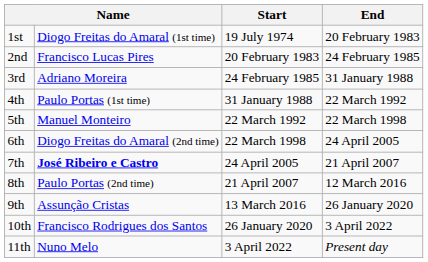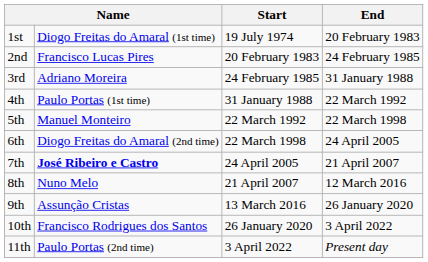(95, 183) Paulo Portas (2nd time) -> (68, 183) Nuno Melo
(68, 246) Nuno Melo -> (95, 246) Paulo Portas (2nd time)
